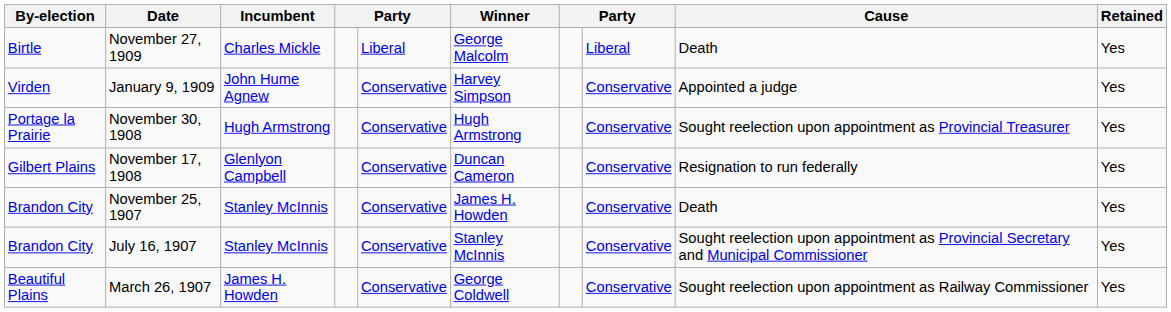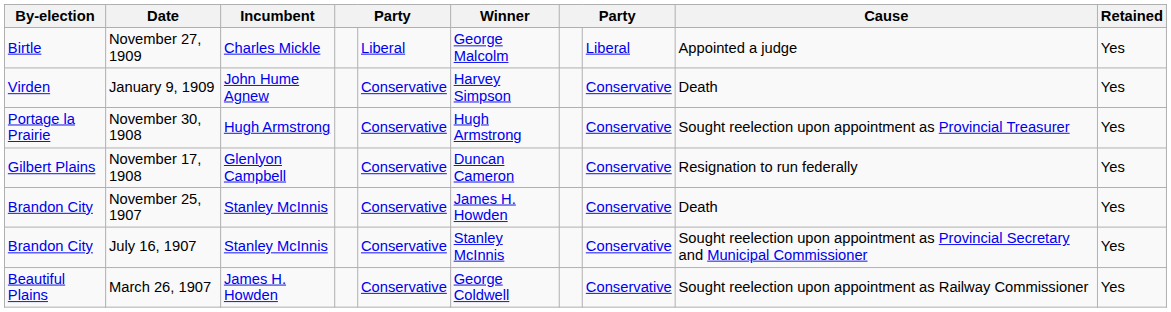(698, 47) Death -> (738, 47) Appointed a judge
(738, 87) Appointed a judge -> (698, 87) Death
